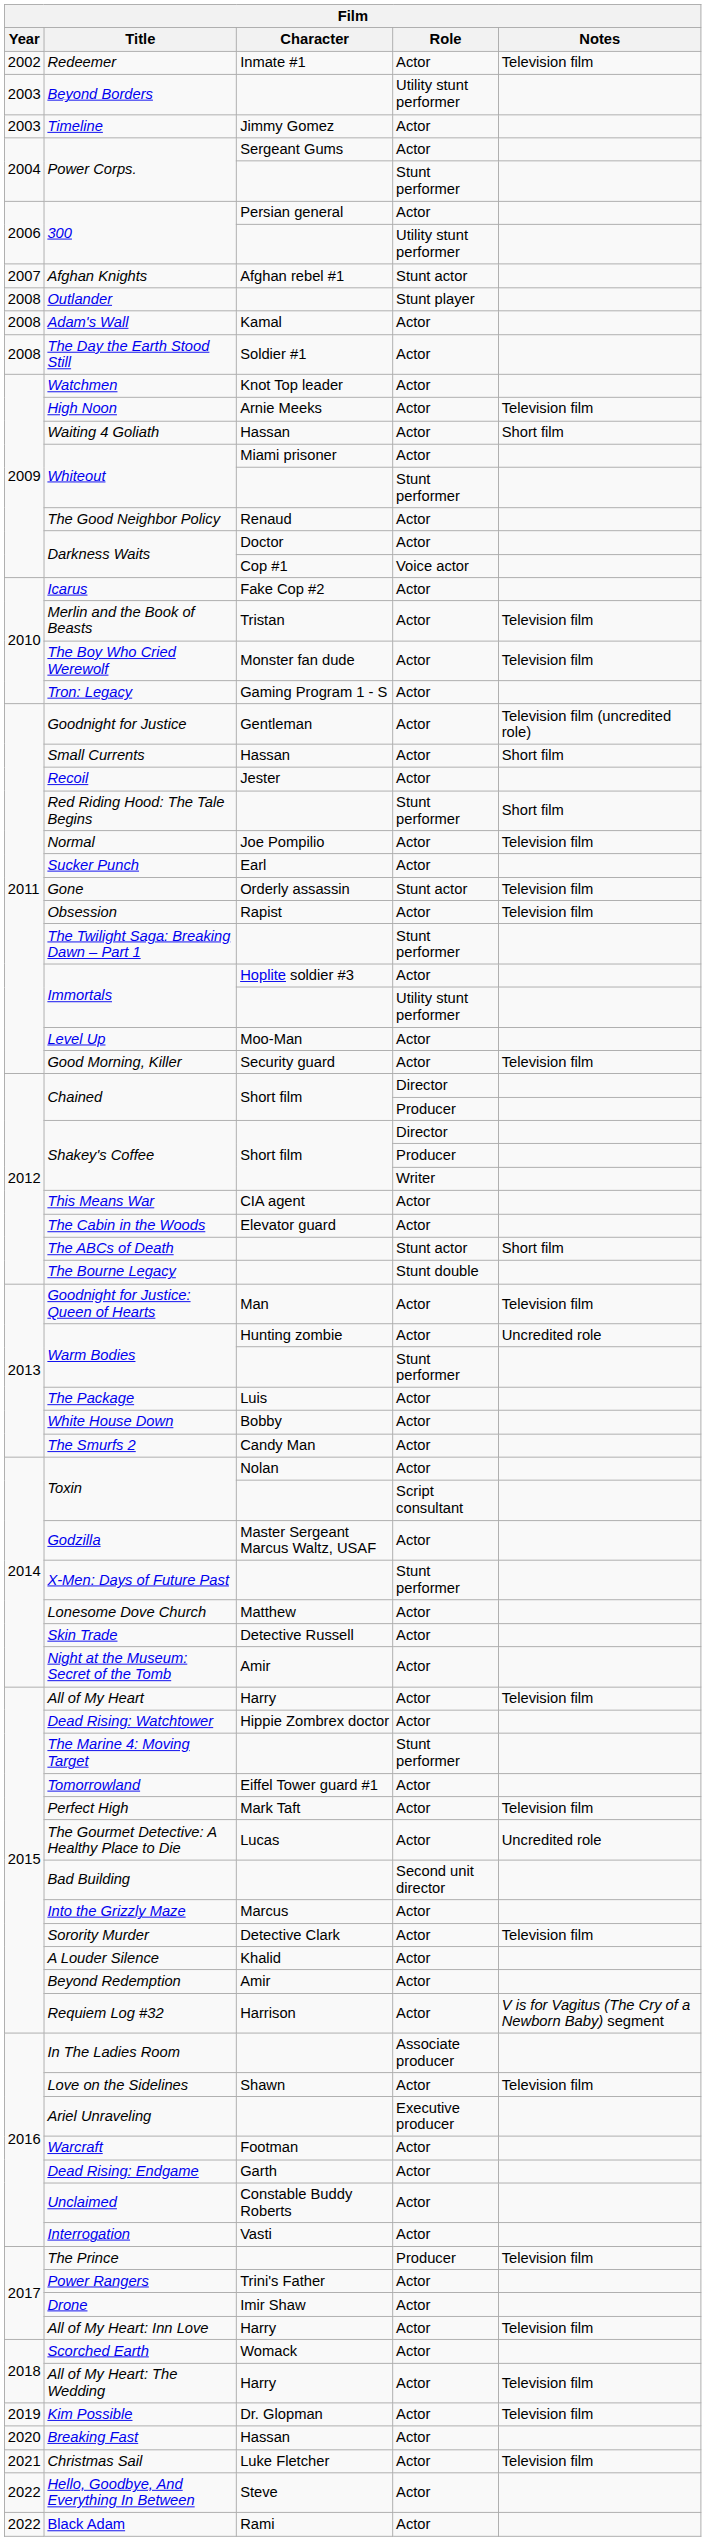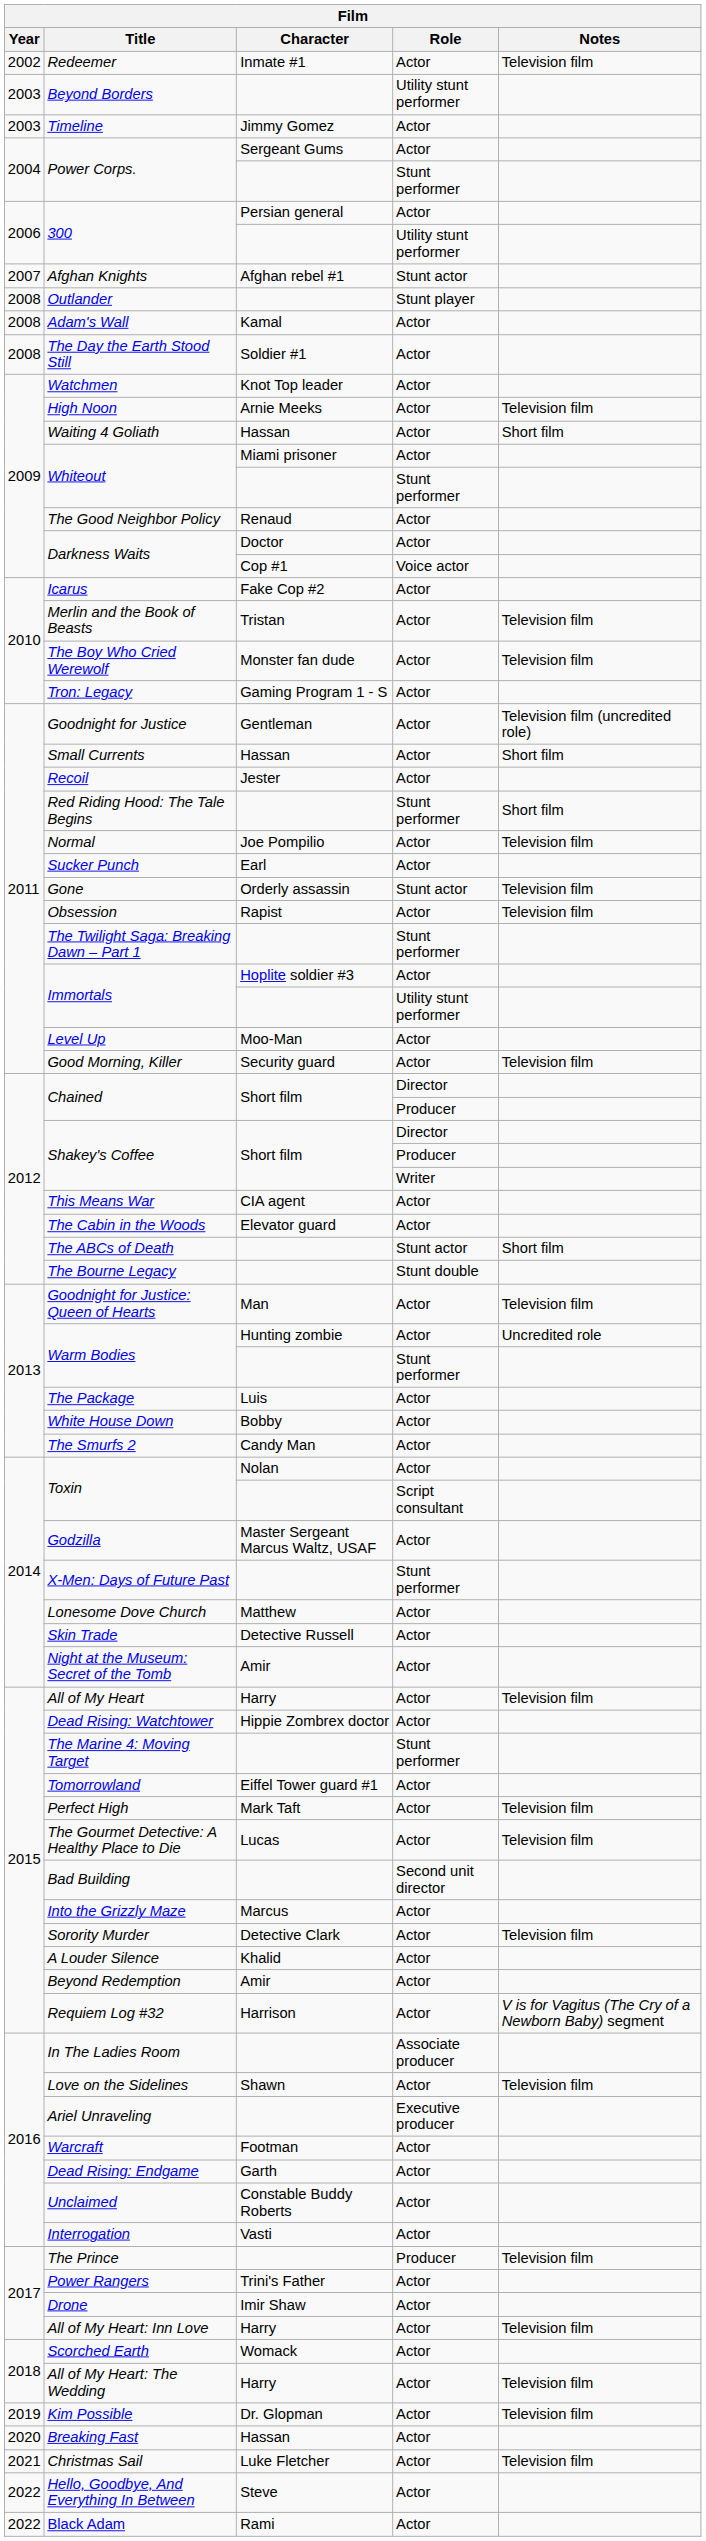(552, 1839) Uncredited role -> (548, 1839) Television film
